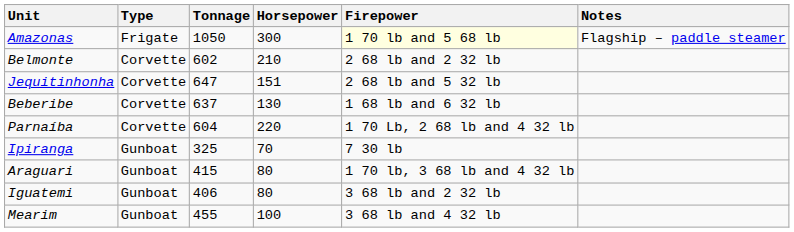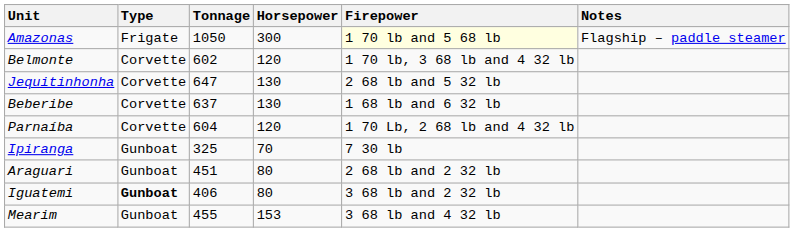(269, 60) 210 -> (269, 60) 120
(423, 60) 2 68 lb and 2 32 lb -> (460, 60) 1 70 lb, 3 68 lb and 4 32 lb
(269, 82) 151 -> (269, 82) 130
(269, 127) 220 -> (269, 127) 120
(205, 171) 415 -> (205, 171) 451
(460, 171) 1 70 lb, 3 68 lb and 4 32 lb -> (423, 171) 2 68 lb and 2 32 lb
(149, 194) normal -> (149, 194) bold
(269, 216) 100 -> (269, 216) 153
